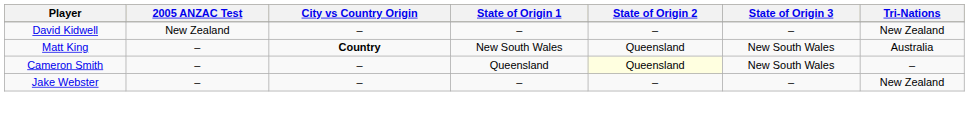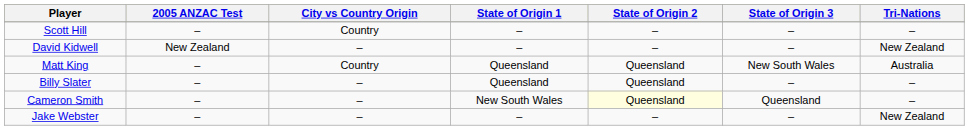+ row: (65, 31)
(360, 48) bold -> (360, 65) normal
(519, 48) New South Wales -> (519, 65) Queensland
+ row: (65, 83)
(519, 65) Queensland -> (519, 100) New South Wales
(791, 65) New South Wales -> (791, 100) Queensland
